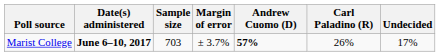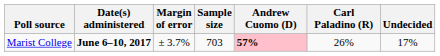columns swapped: (173, 19) <-> (214, 19)
(248, 42) no background -> (248, 42) pink background
